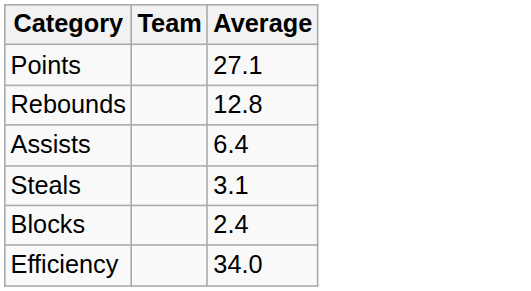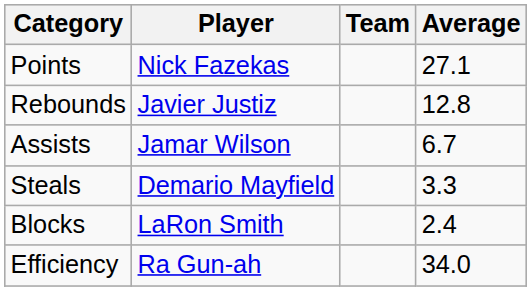+ column: (236, 24)
(231, 144) 6.4 -> (439, 144) 6.7
(231, 184) 3.1 -> (439, 184) 3.3
